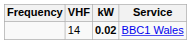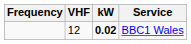(74, 30) 14 -> (74, 30) 12
